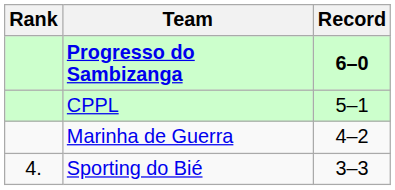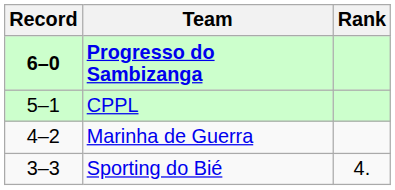columns swapped: (33, 20) <-> (352, 20)
